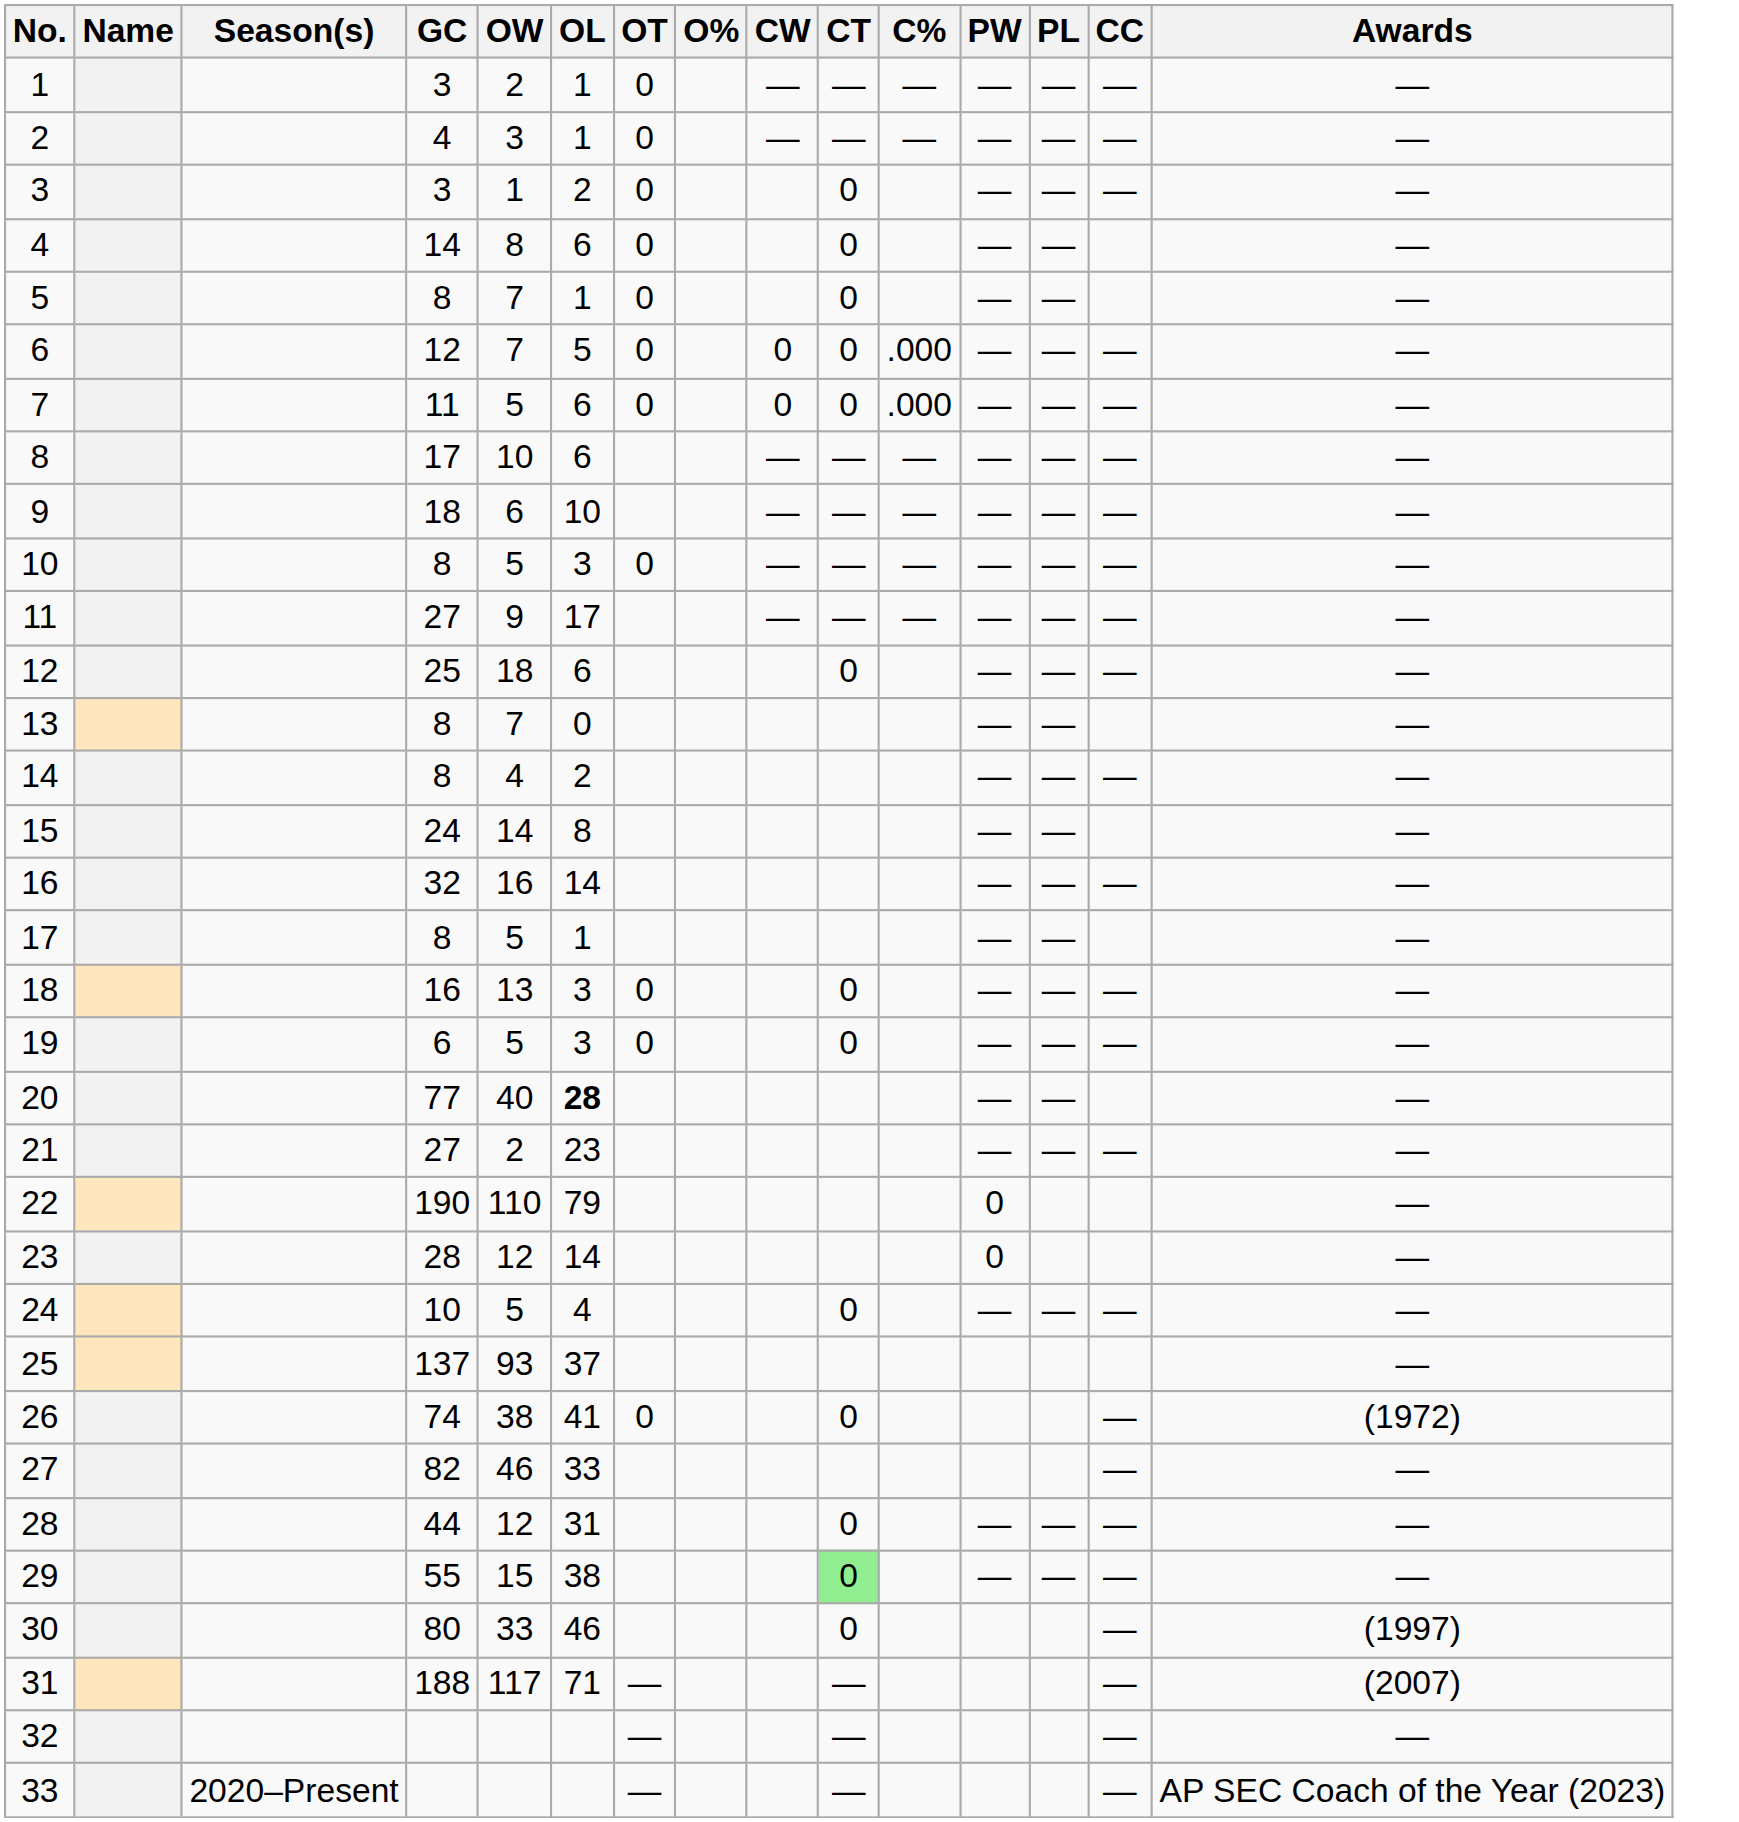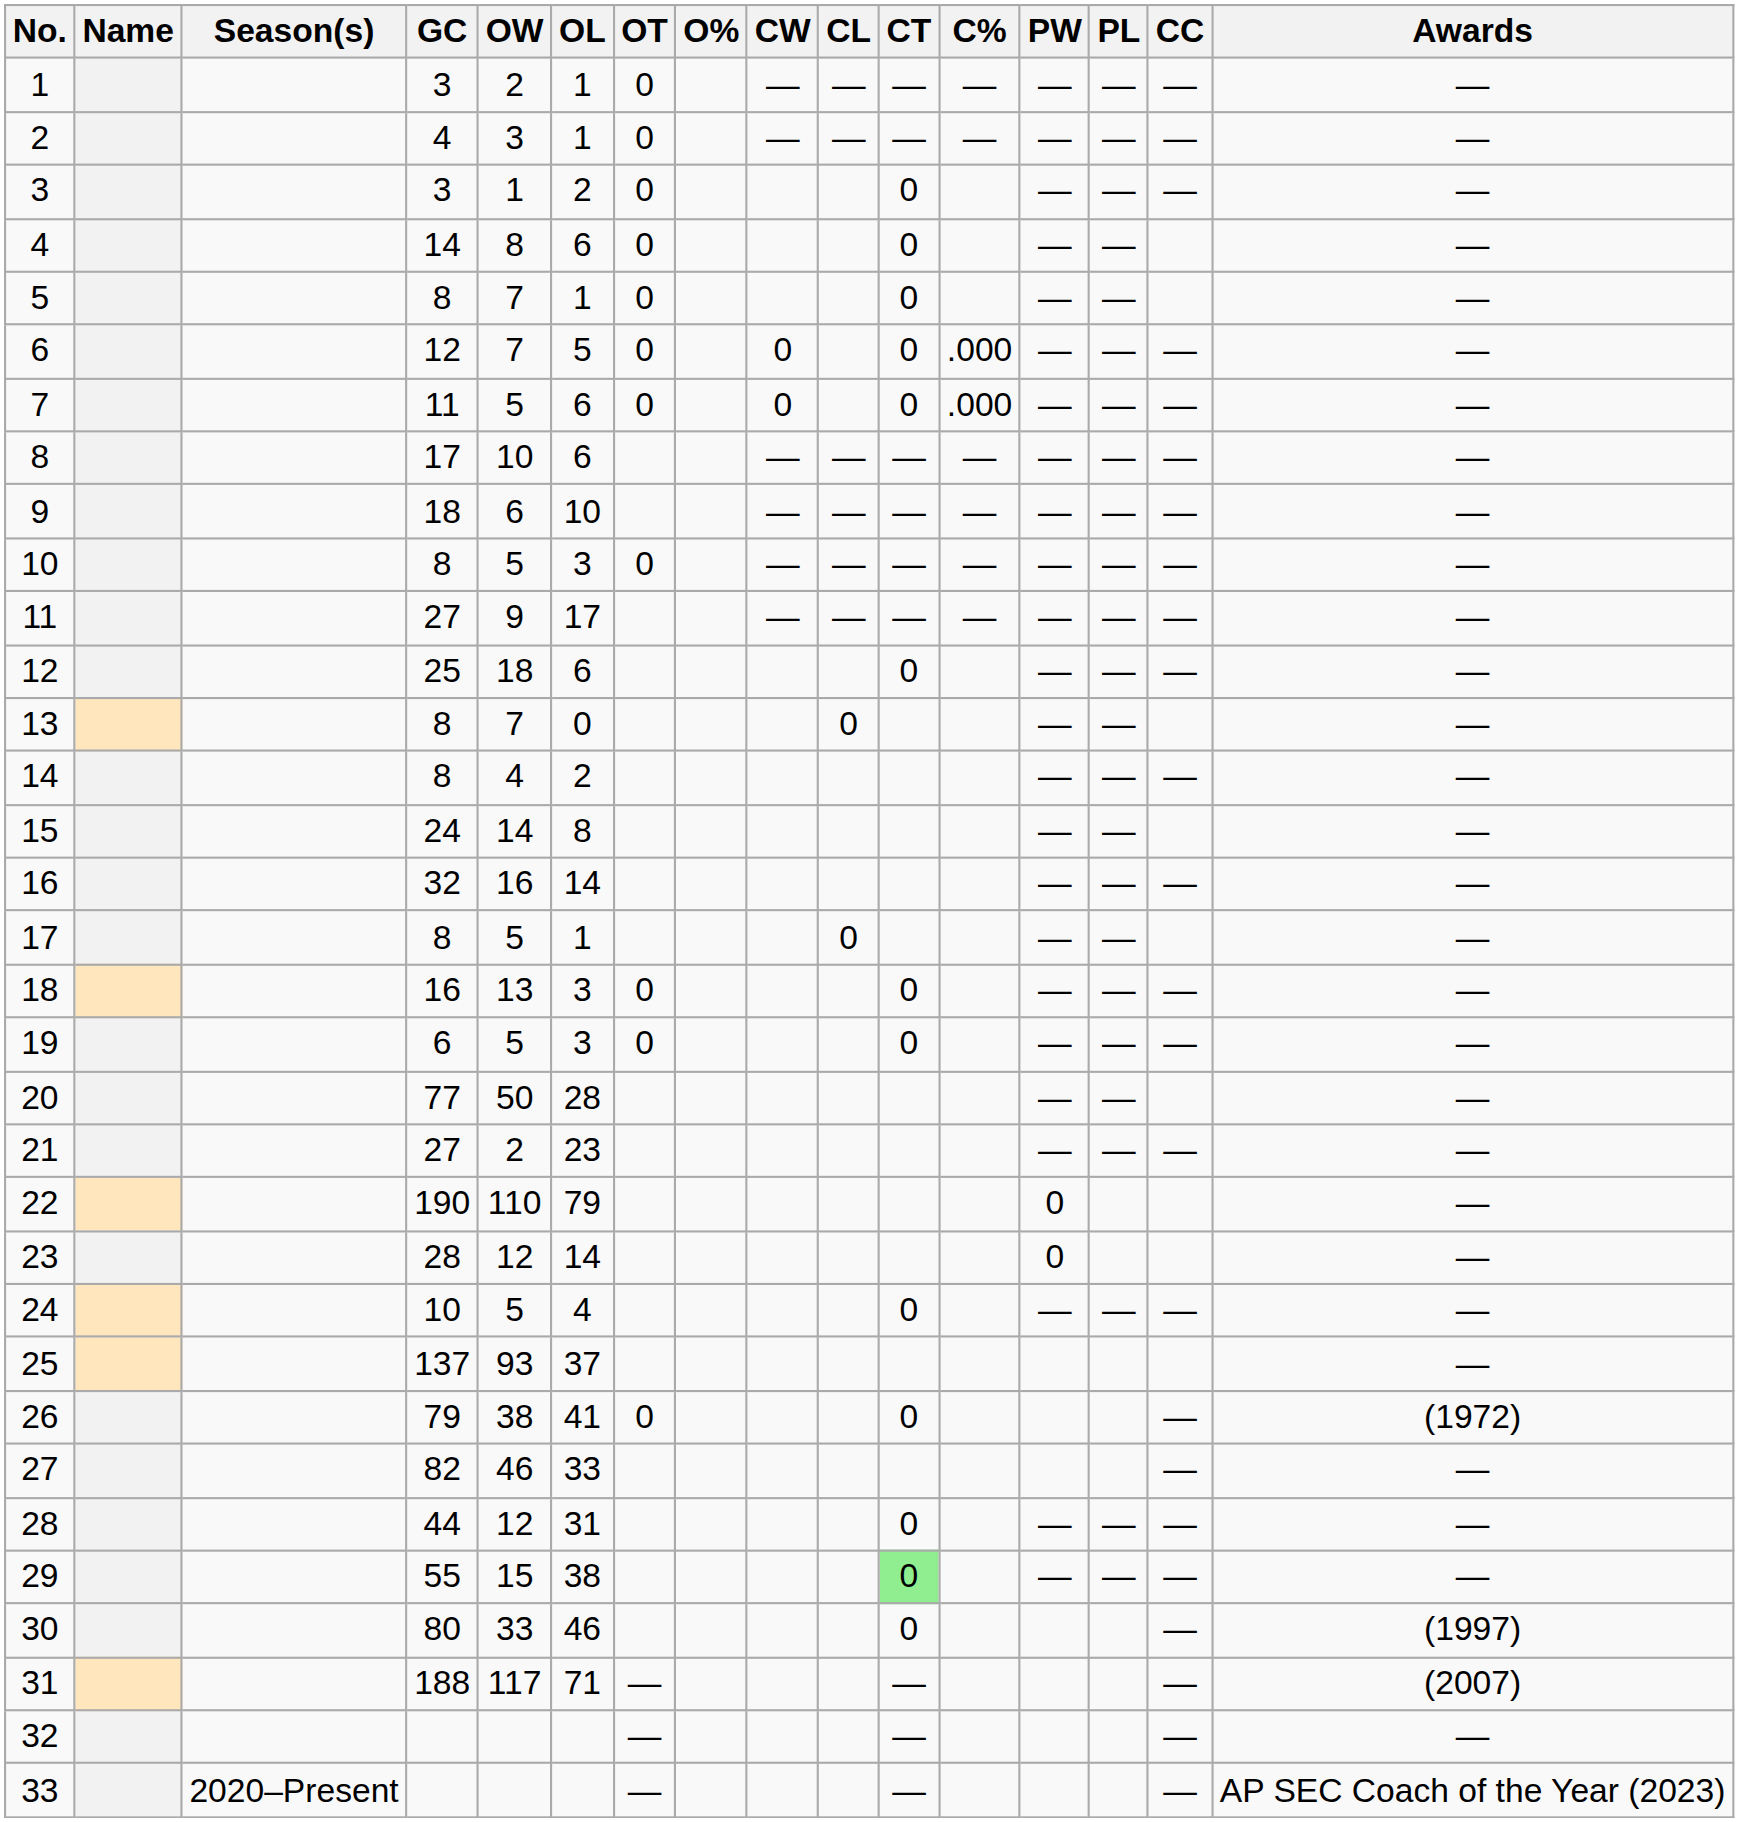+ column: (849, 31)
(515, 1096) 40 -> (515, 1096) 50
(582, 1096) bold -> (582, 1096) normal
(442, 1416) 74 -> (442, 1416) 79
